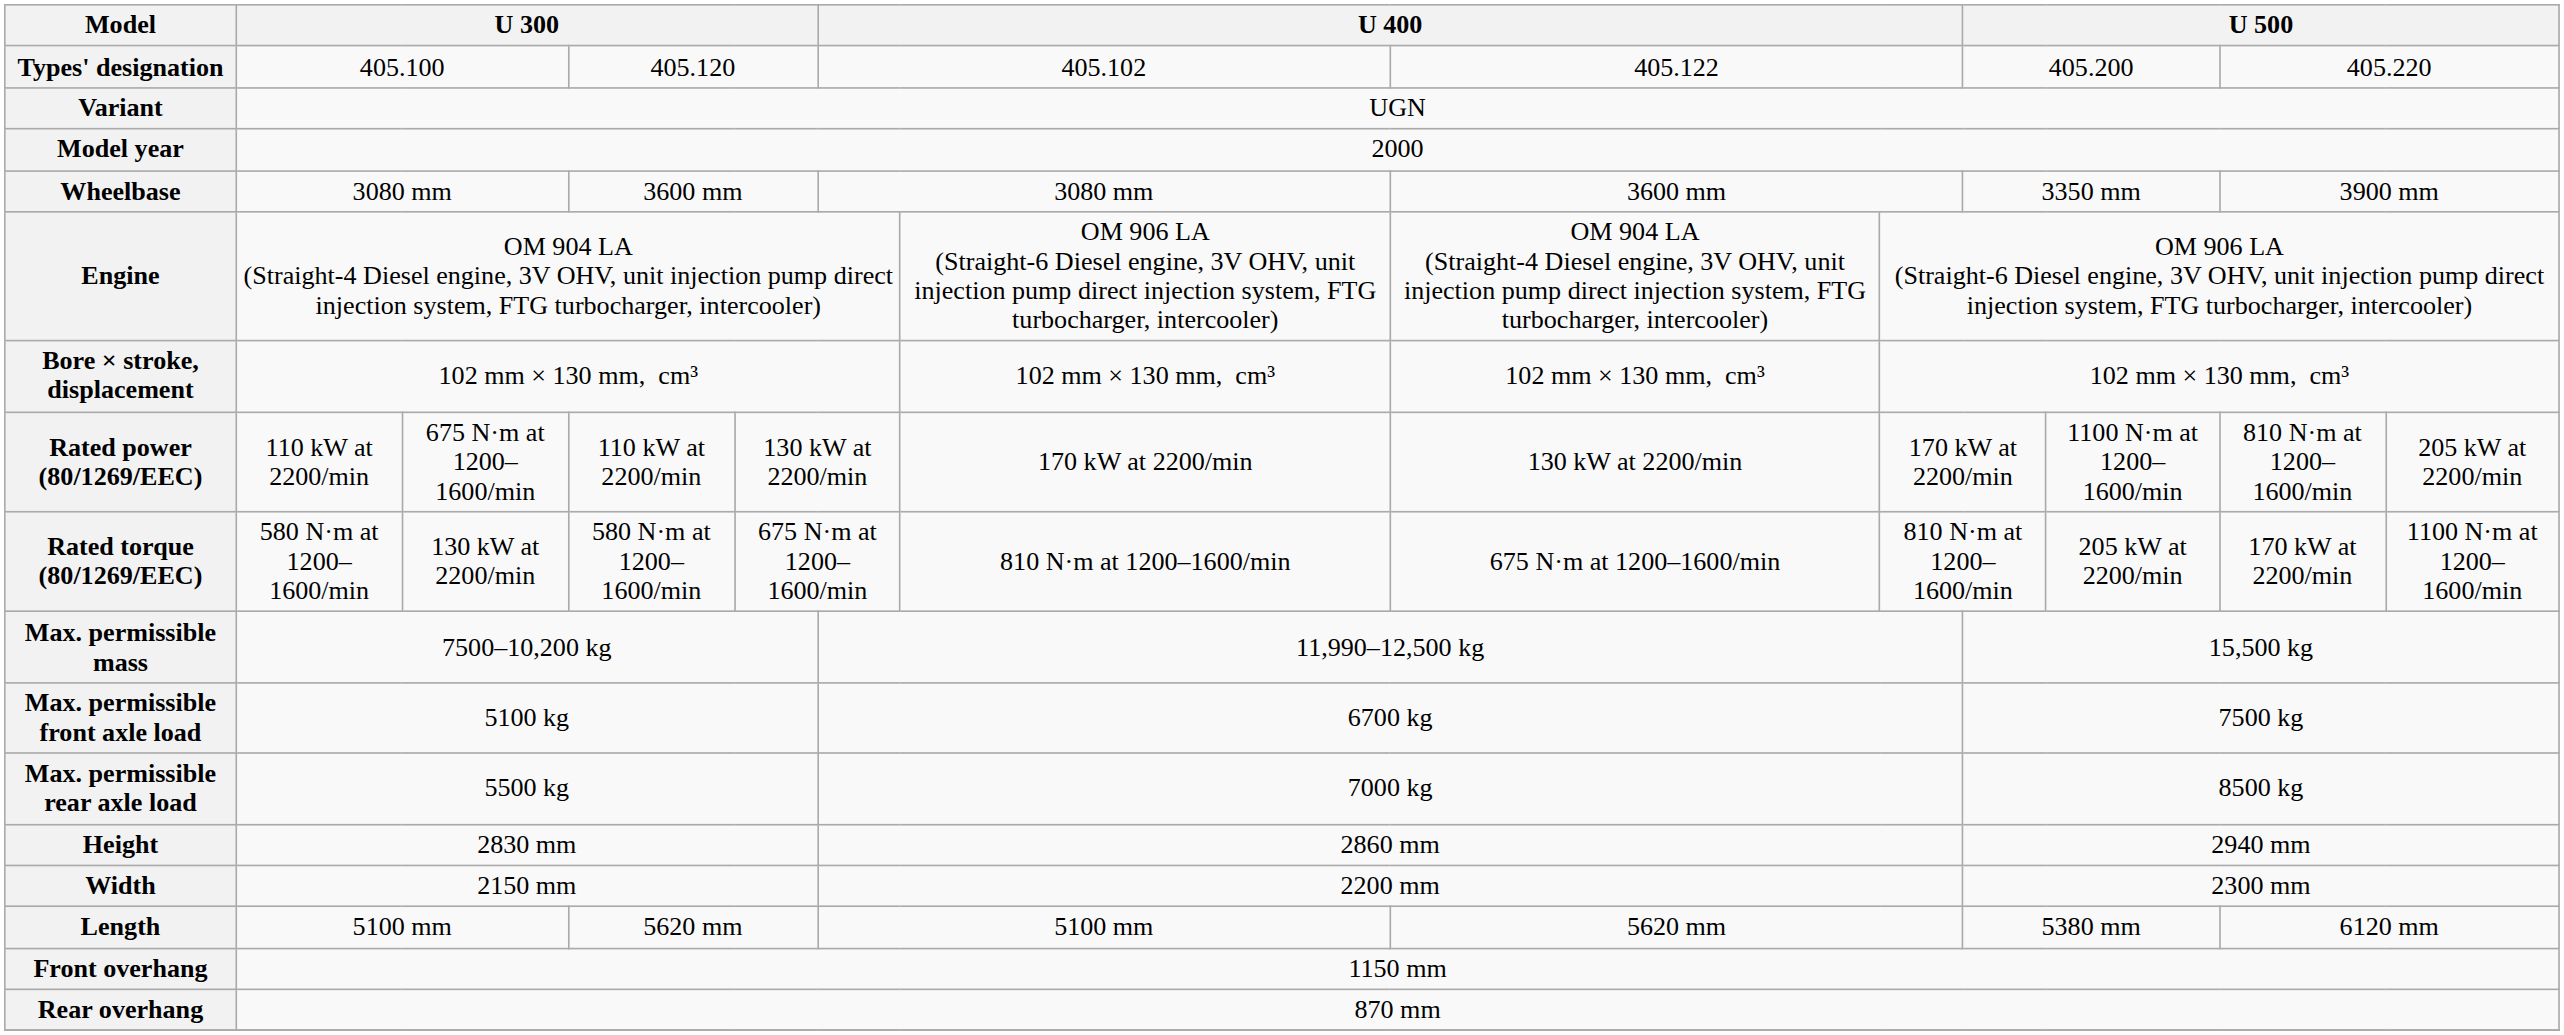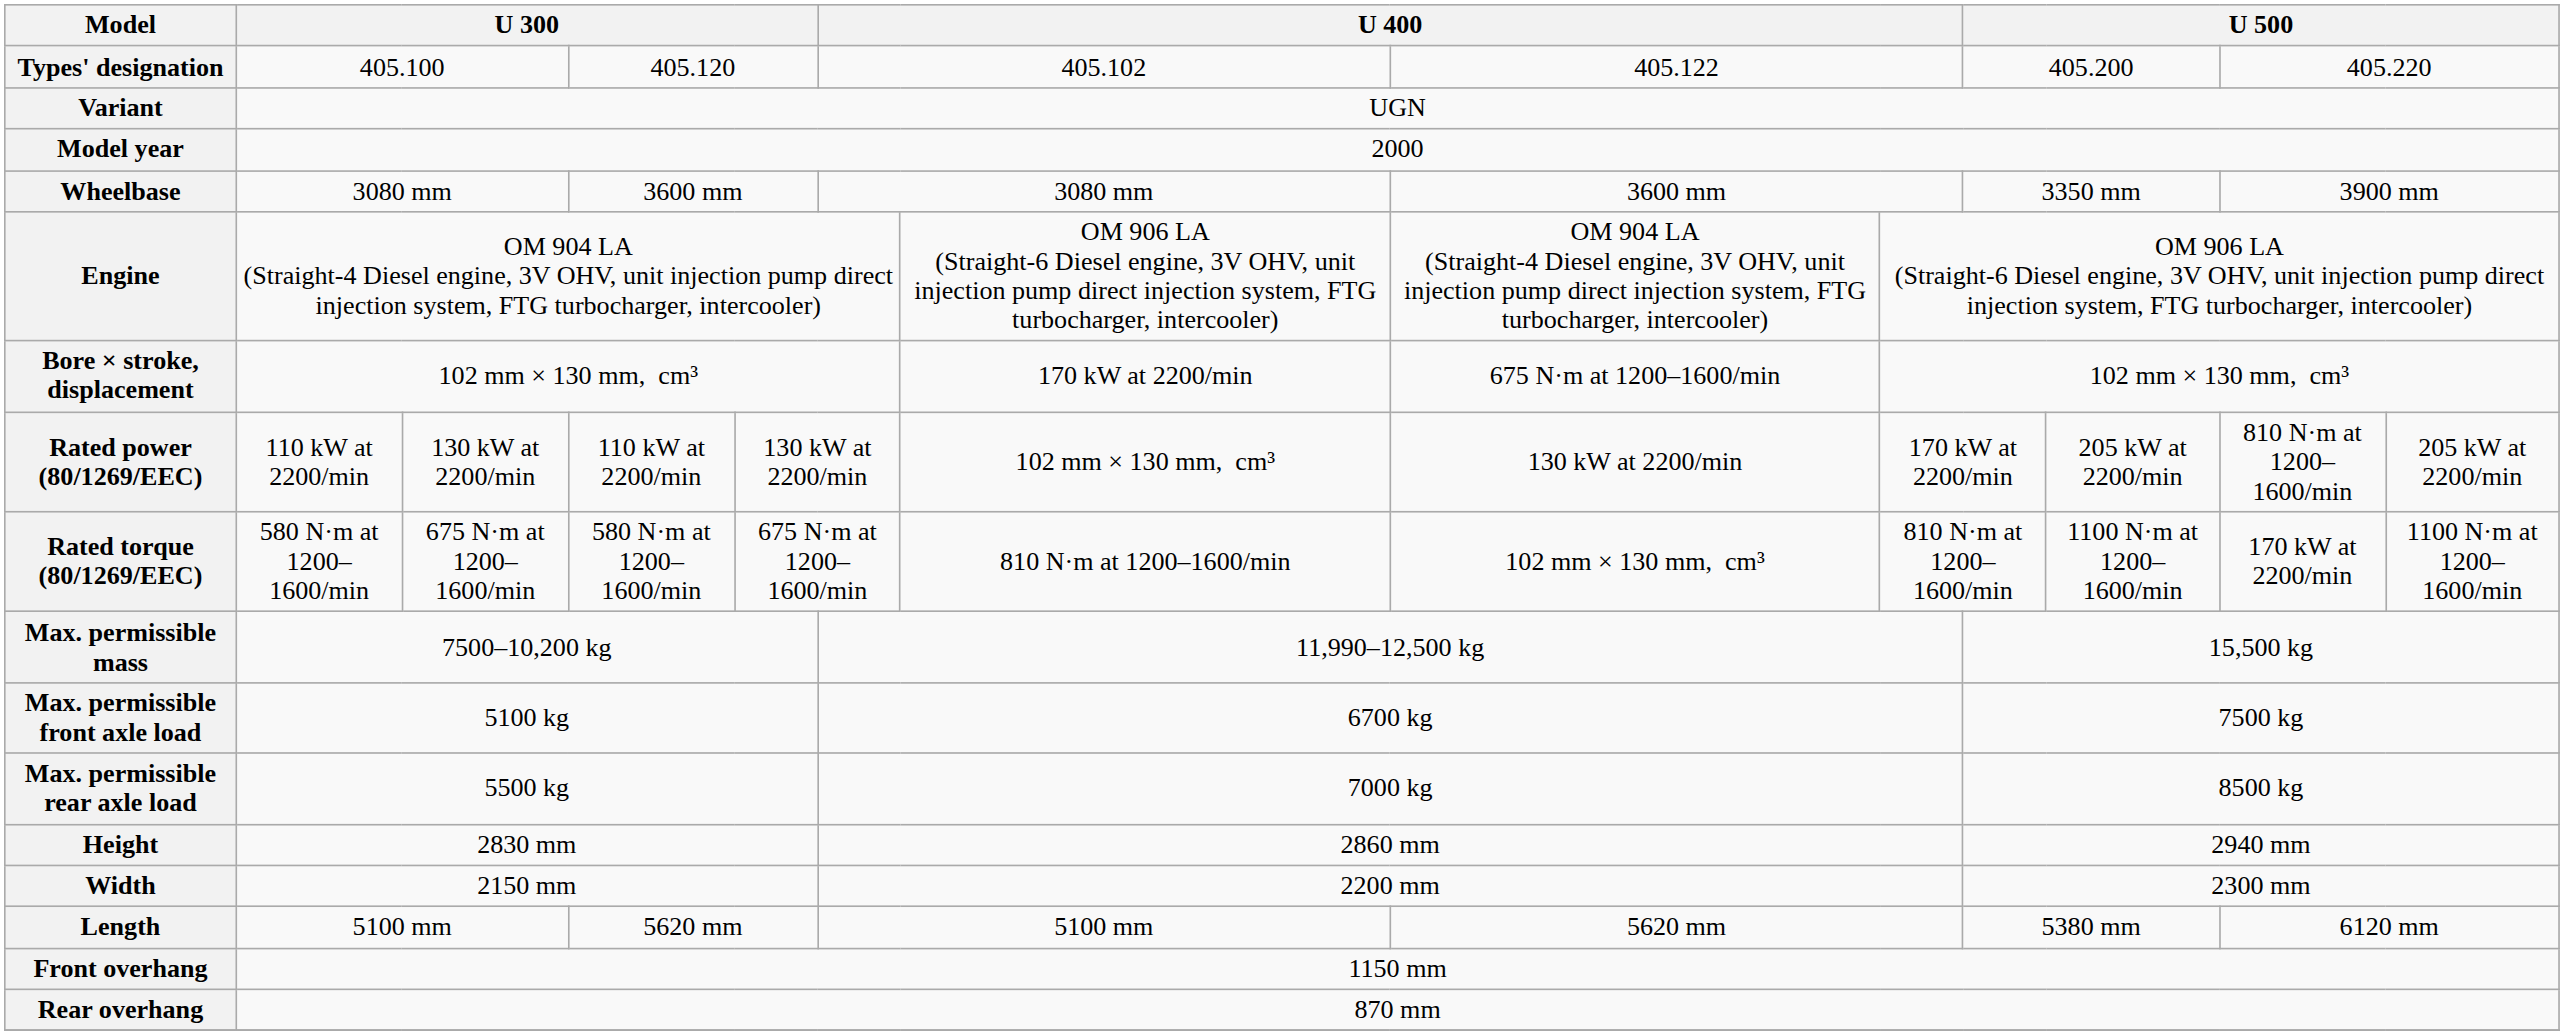(1145, 376) 102 mm × 130 mm, cm³ -> (1145, 376) 170 kW at 2200/min
(1635, 376) 102 mm × 130 mm, cm³ -> (1635, 376) 675 N·m at 1200–1600/min
(485, 461) 675 N·m at 1200–1600/min -> (485, 461) 130 kW at 2200/min
(1145, 461) 170 kW at 2200/min -> (1145, 461) 102 mm × 130 mm, cm³
(2133, 461) 1100 N·m at 1200–1600/min -> (2133, 461) 205 kW at 2200/min
(485, 561) 130 kW at 2200/min -> (485, 561) 675 N·m at 1200–1600/min
(1635, 561) 675 N·m at 1200–1600/min -> (1635, 561) 102 mm × 130 mm, cm³
(2133, 561) 205 kW at 2200/min -> (2133, 561) 1100 N·m at 1200–1600/min
